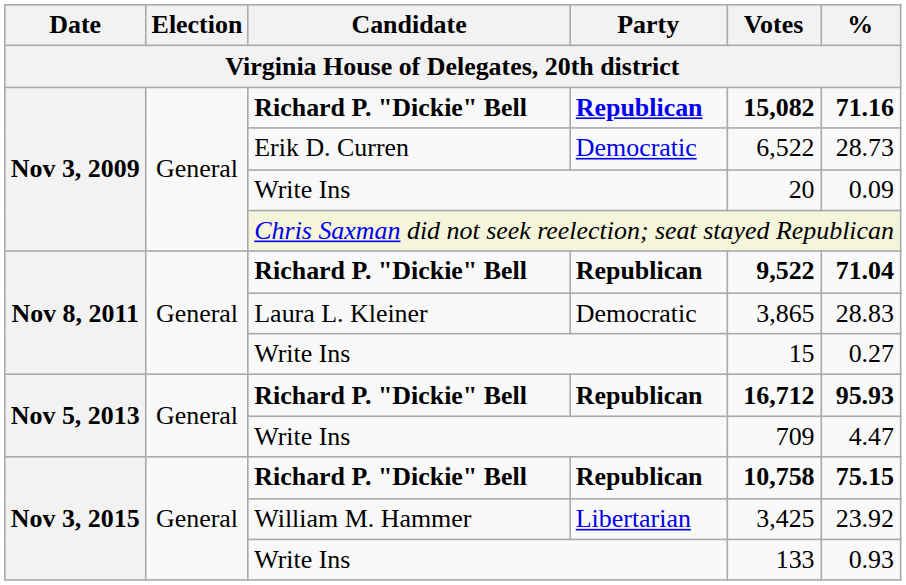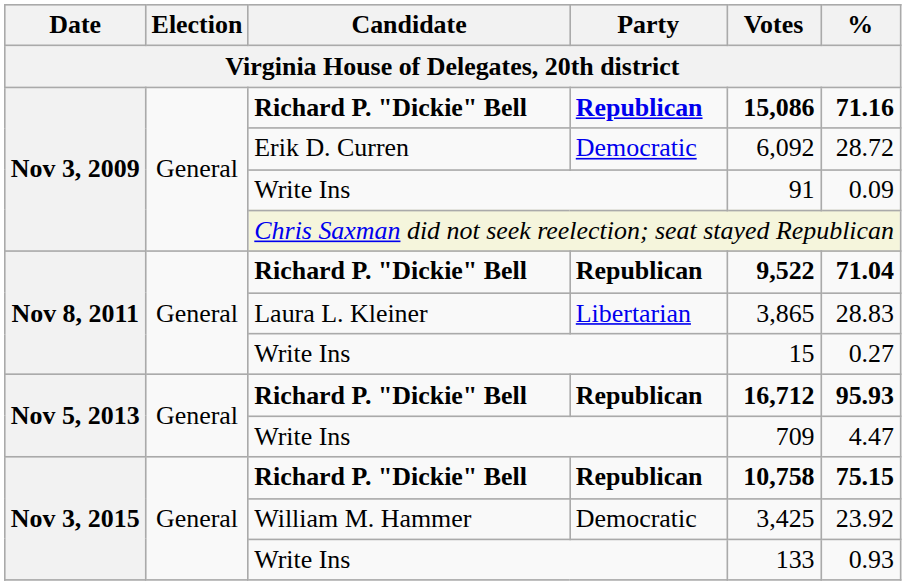(779, 107) 15,082 -> (779, 107) 15,086
(785, 148) 6,522 -> (785, 148) 6,092
(865, 148) 28.73 -> (865, 148) 28.72
(802, 189) 20 -> (802, 189) 91
(636, 312) Democratic -> (633, 312) Libertarian
(633, 518) Libertarian -> (636, 518) Democratic
